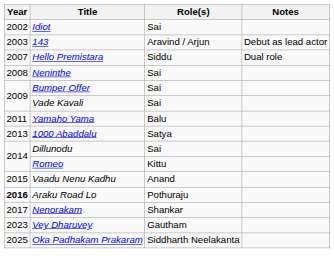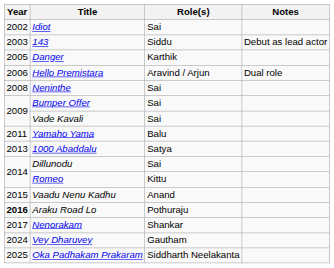(178, 42) Aravind / Arjun -> (159, 42) Siddu
+ row: (48, 57)
(17, 57) 2007 -> (17, 73) 2006
(159, 57) Siddu -> (178, 73) Aravind / Arjun
(17, 225) 2023 -> (17, 240) 2024
